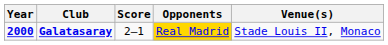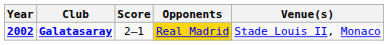(20, 31) 2000 -> (20, 31) 2002
